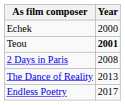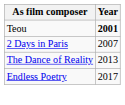- row: (19, 28)
(108, 60) 2008 -> (108, 44) 2007
